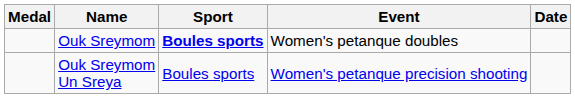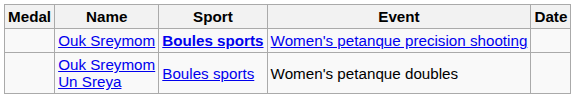(364, 41) Women's petanque doubles -> (399, 41) Women's petanque precision shooting
(399, 73) Women's petanque precision shooting -> (364, 73) Women's petanque doubles
